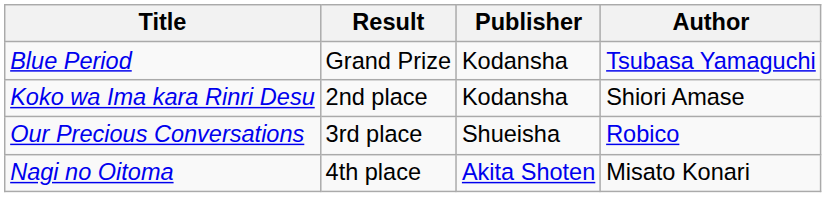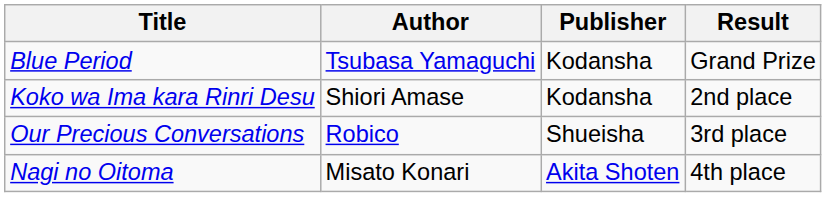columns swapped: (711, 23) <-> (388, 23)
